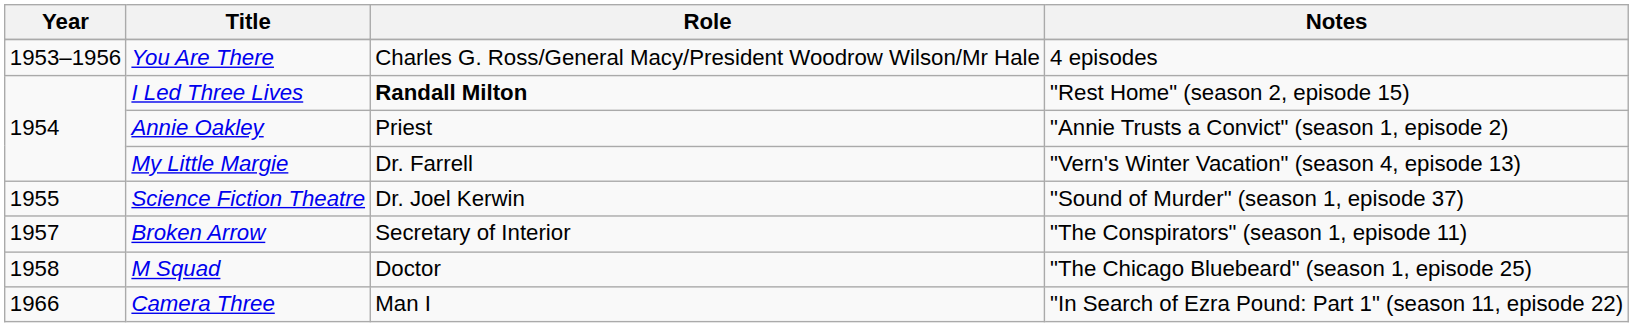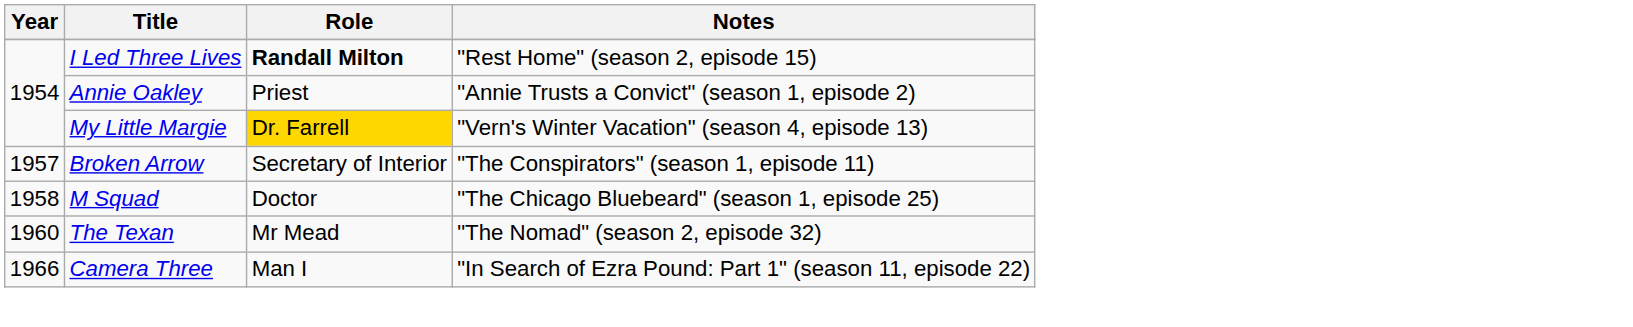- row: (203, 57)
(424, 163) no background -> (300, 127) gold background
- row: (248, 198)
+ row: (122, 233)
